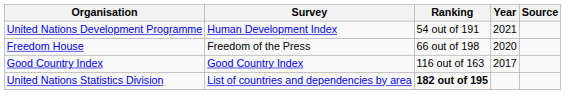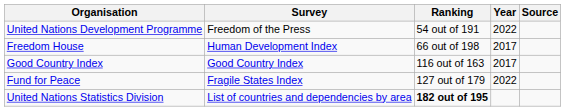(272, 30) Human Development Index -> (259, 30) Freedom of the Press
(505, 30) 2021 -> (505, 30) 2022
(259, 47) Freedom of the Press -> (272, 47) Human Development Index
(505, 47) 2020 -> (505, 47) 2017
+ row: (43, 81)
